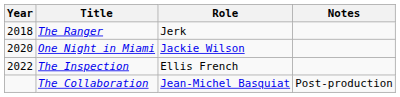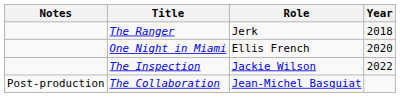columns swapped: (20, 13) <-> (344, 13)
(202, 48) Jackie Wilson -> (271, 48) Ellis French
(199, 66) Ellis French -> (274, 66) Jackie Wilson
